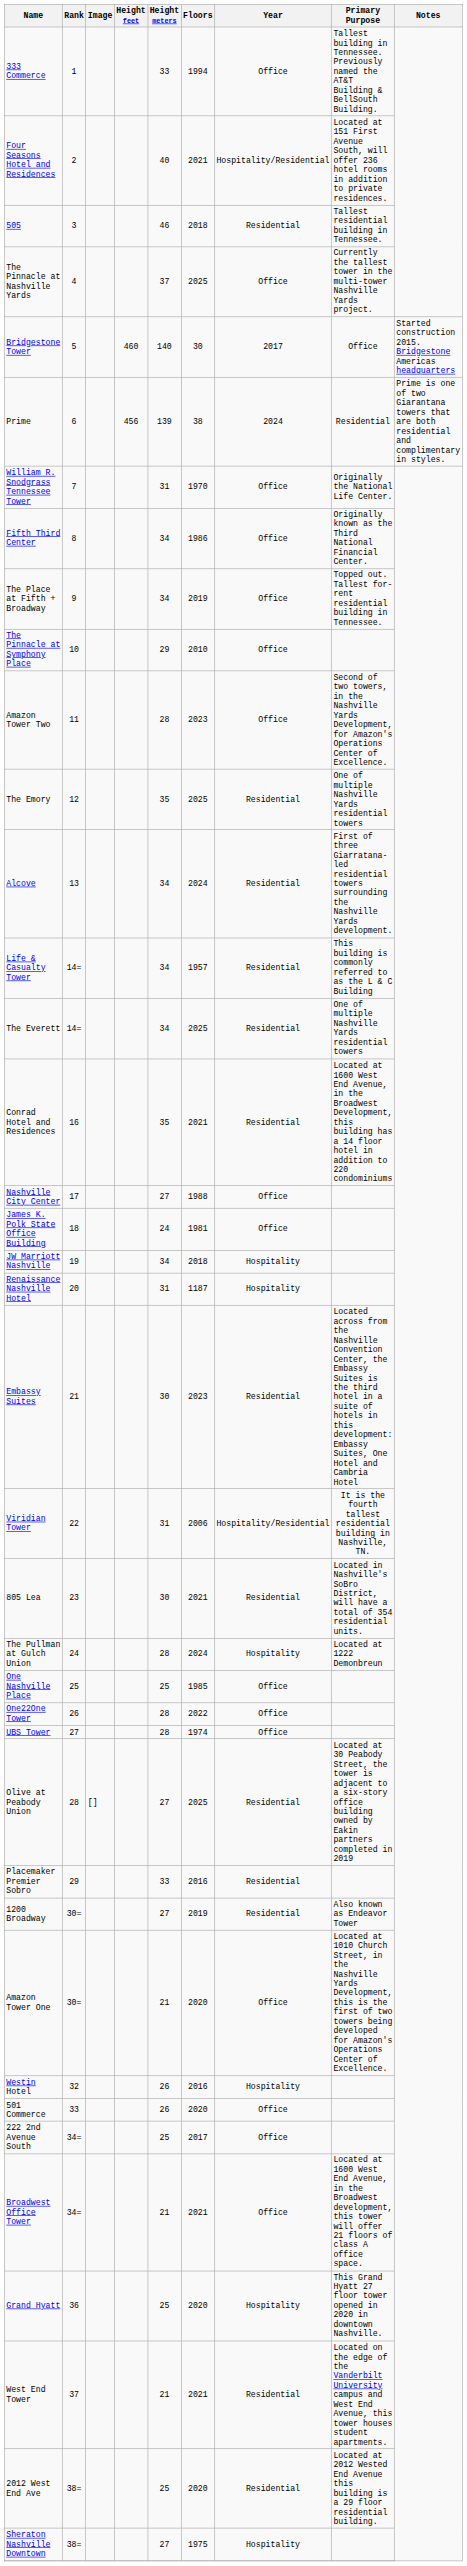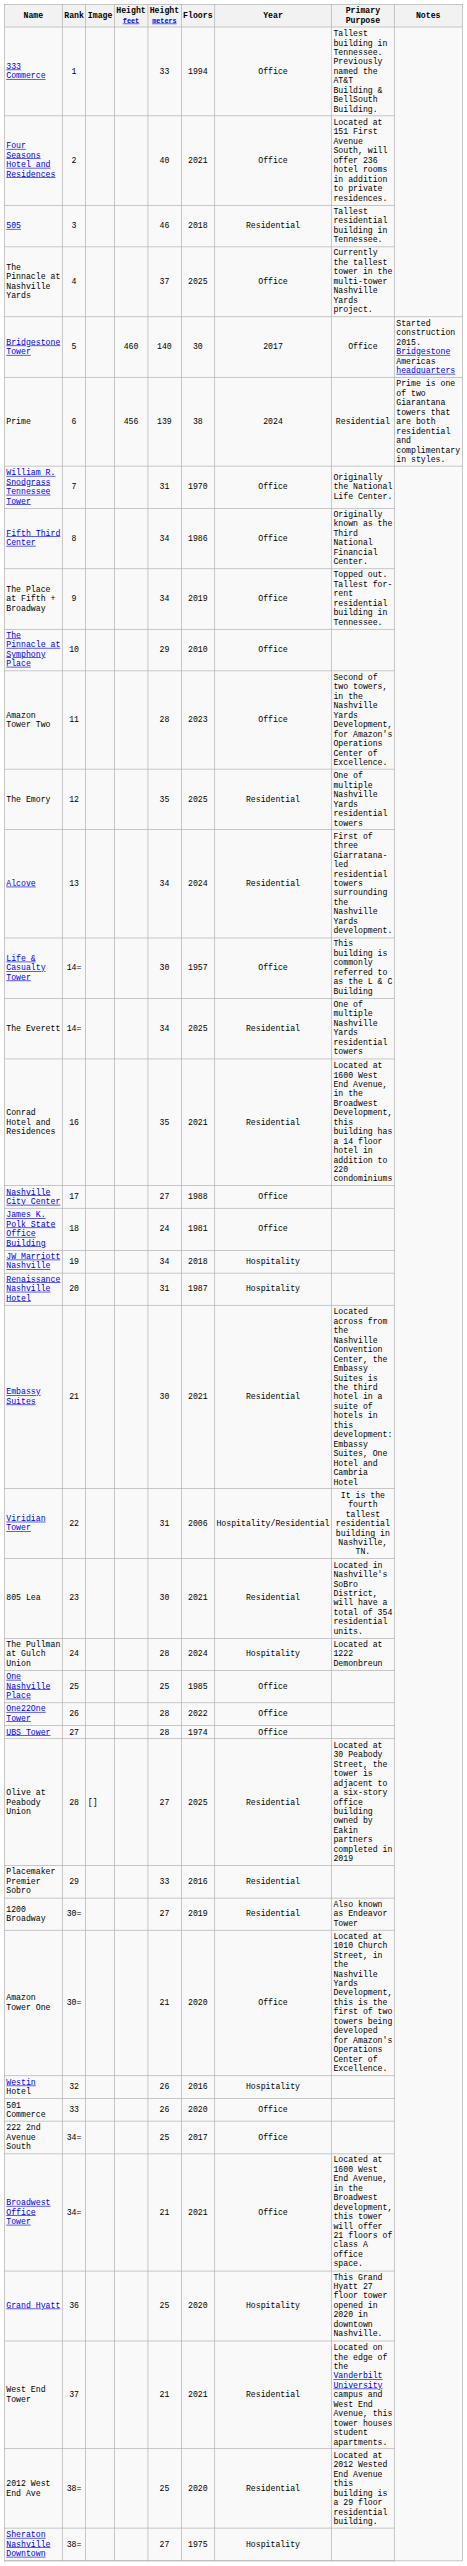(273, 161) Hospitality/Residential -> (273, 161) Office
(164, 968) 34 -> (164, 968) 30
(273, 968) Residential -> (273, 968) Office
(198, 1289) 1187 -> (198, 1289) 1987
(198, 1397) 2023 -> (198, 1397) 2021
